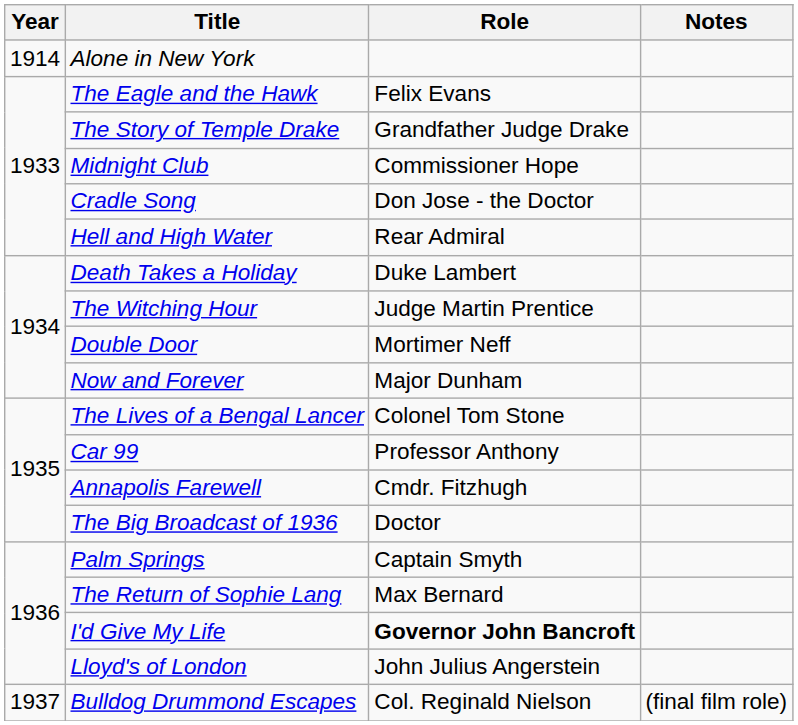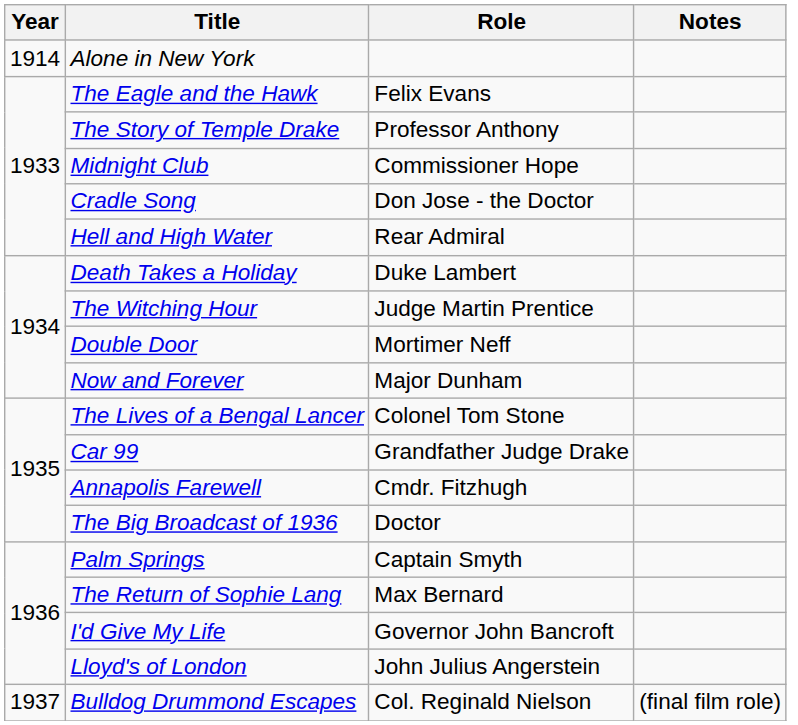(502, 129) Grandfather Judge Drake -> (467, 129) Professor Anthony
(467, 451) Professor Anthony -> (502, 451) Grandfather Judge Drake
(505, 630) bold -> (494, 630) normal
